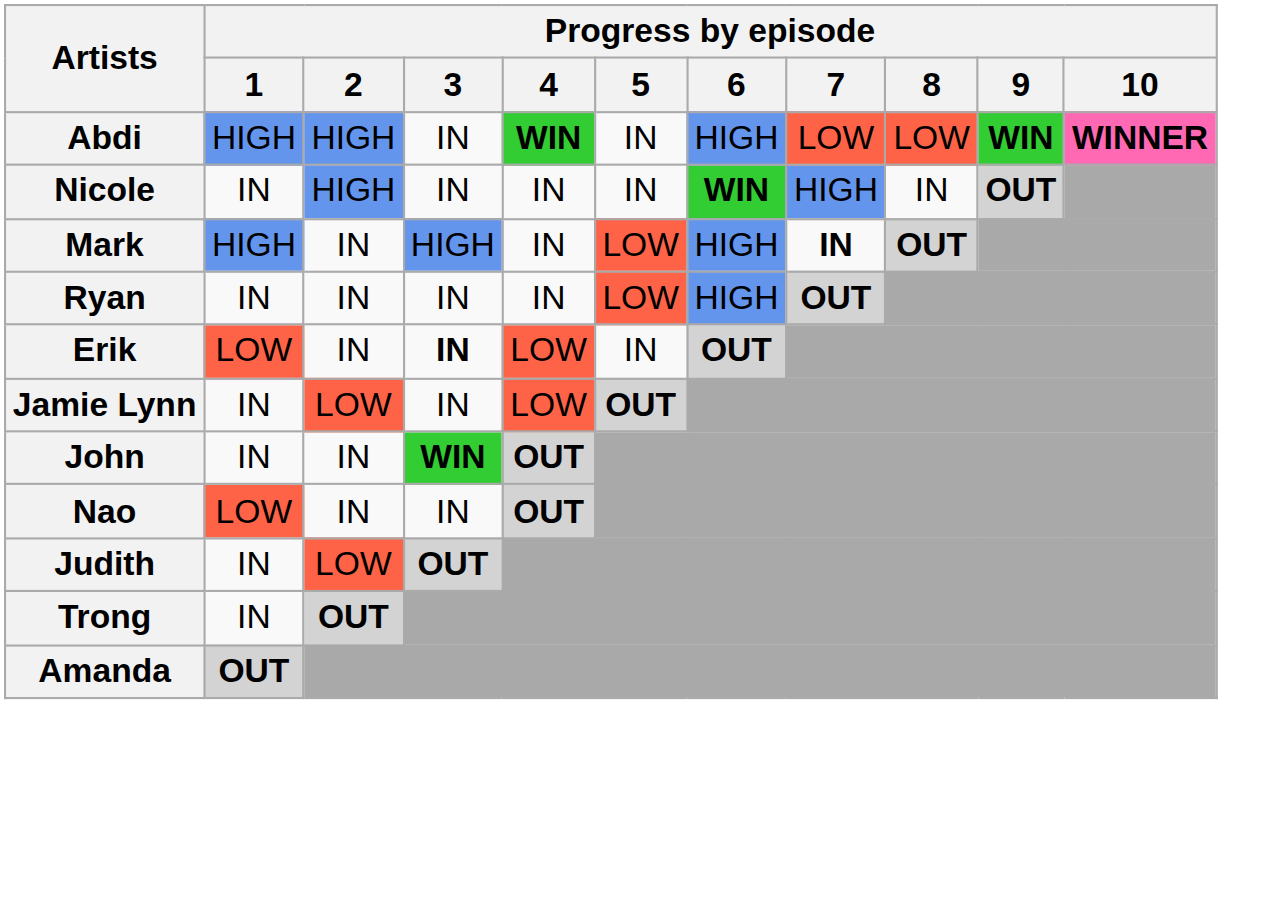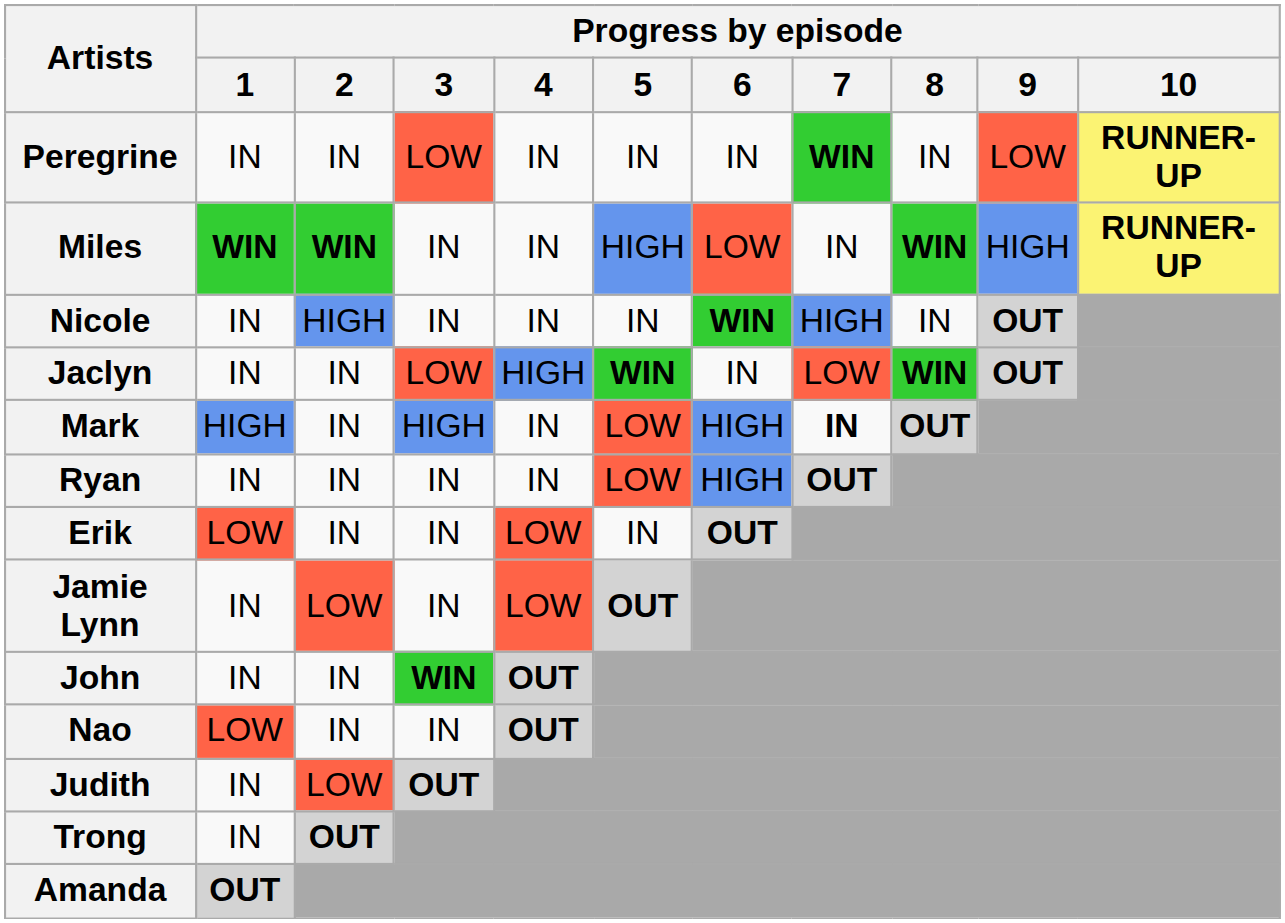- row: (105, 137)
+ row: (100, 156)
+ row: (100, 247)
+ row: (100, 373)
(453, 350) bold -> (444, 533) normal
